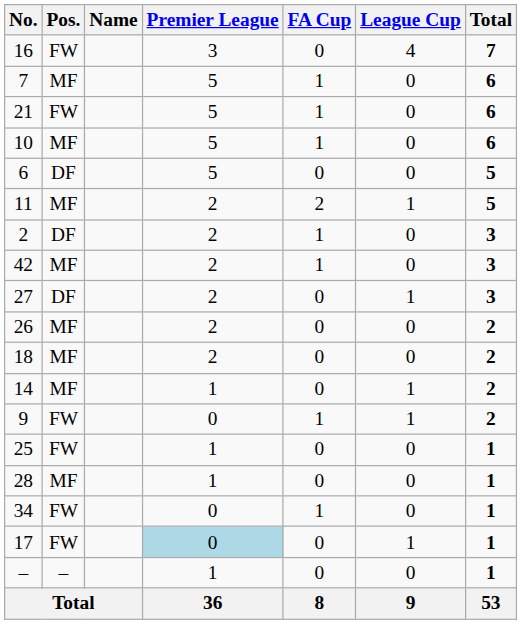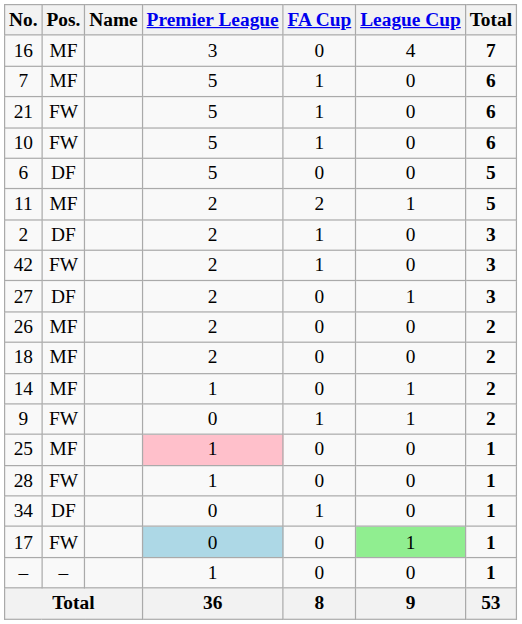(63, 50) FW -> (63, 50) MF
(63, 142) MF -> (63, 142) FW
(63, 265) MF -> (63, 265) FW
(63, 449) FW -> (63, 449) MF
(213, 449) no background -> (213, 449) pink background
(63, 480) MF -> (63, 480) FW
(63, 511) FW -> (63, 511) DF
(410, 541) no background -> (410, 541) lightgreen background
